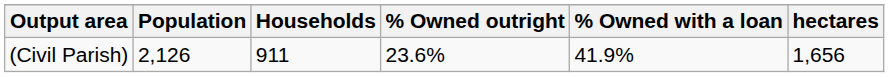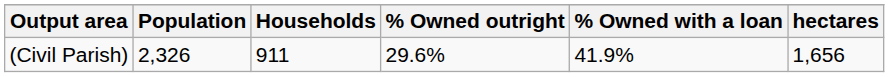(164, 54) 2,126 -> (164, 54) 2,326
(415, 54) 23.6% -> (415, 54) 29.6%
